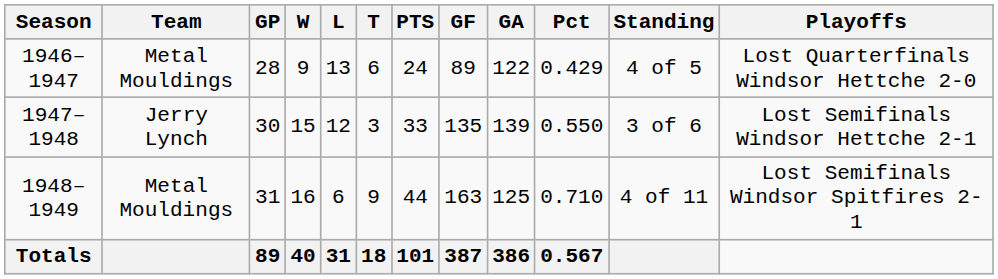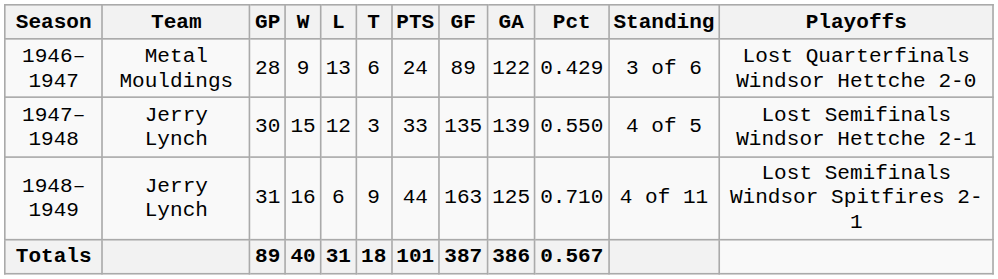(664, 68) 4 of 5 -> (664, 68) 3 of 6
(664, 127) 3 of 6 -> (664, 127) 4 of 5
(176, 198) Metal Mouldings -> (176, 198) Jerry Lynch
